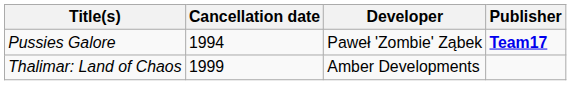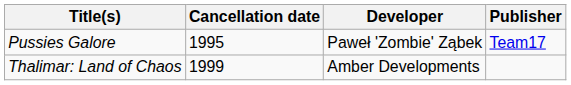(207, 42) 1994 -> (207, 42) 1995
(518, 42) bold -> (518, 42) normal
